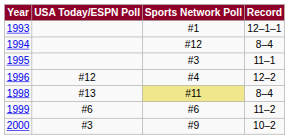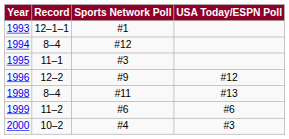columns swapped: (264, 12) <-> (87, 12)
(193, 77) #4 -> (123, 77) #9
(193, 93) khaki background -> (123, 93) no background
(193, 126) #9 -> (123, 126) #4
